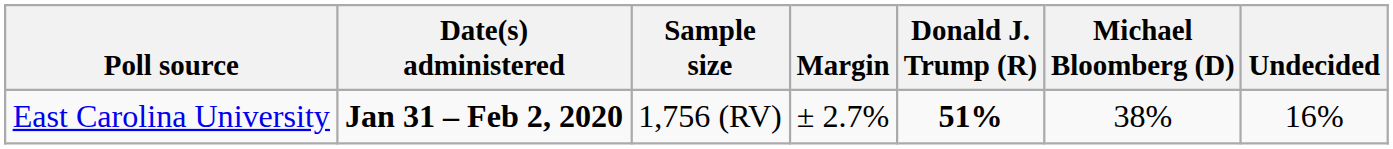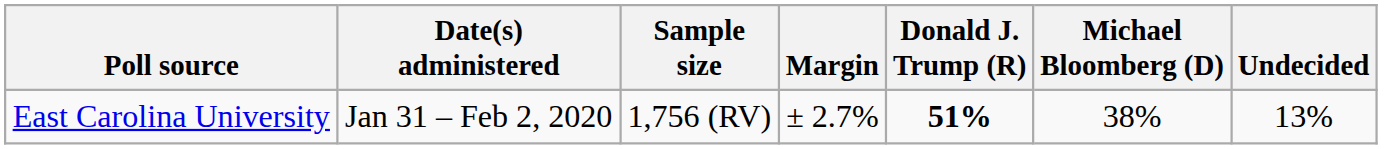(484, 116) bold -> (479, 116) normal
(1314, 116) 16% -> (1304, 116) 13%
